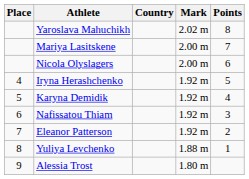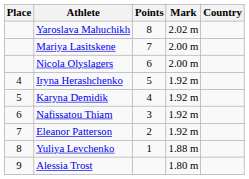columns swapped: (154, 13) <-> (228, 13)
